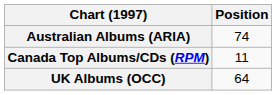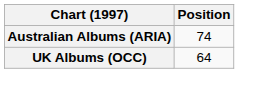- row: (108, 57)
